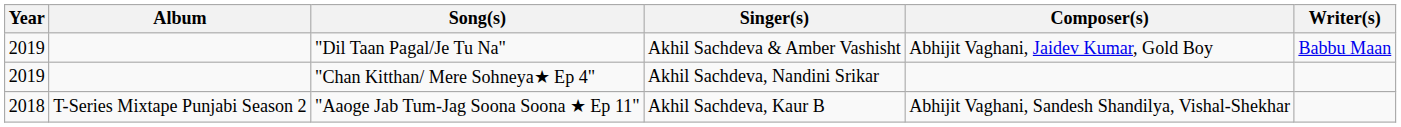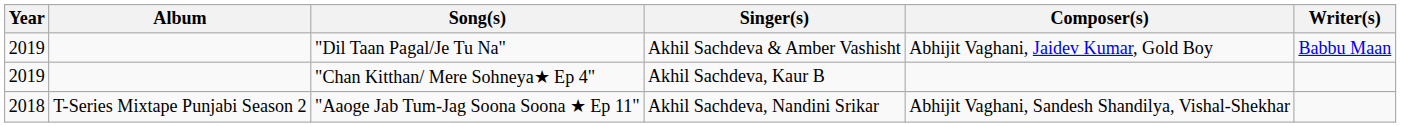(764, 76) Akhil Sachdeva, Nandini Srikar -> (736, 76) Akhil Sachdeva, Kaur B
(736, 106) Akhil Sachdeva, Kaur B -> (764, 106) Akhil Sachdeva, Nandini Srikar
